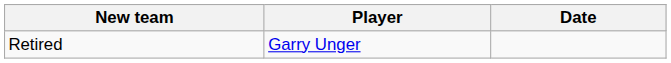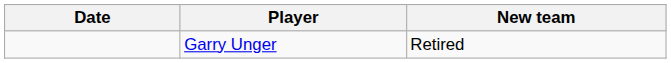columns swapped: (578, 17) <-> (134, 17)
